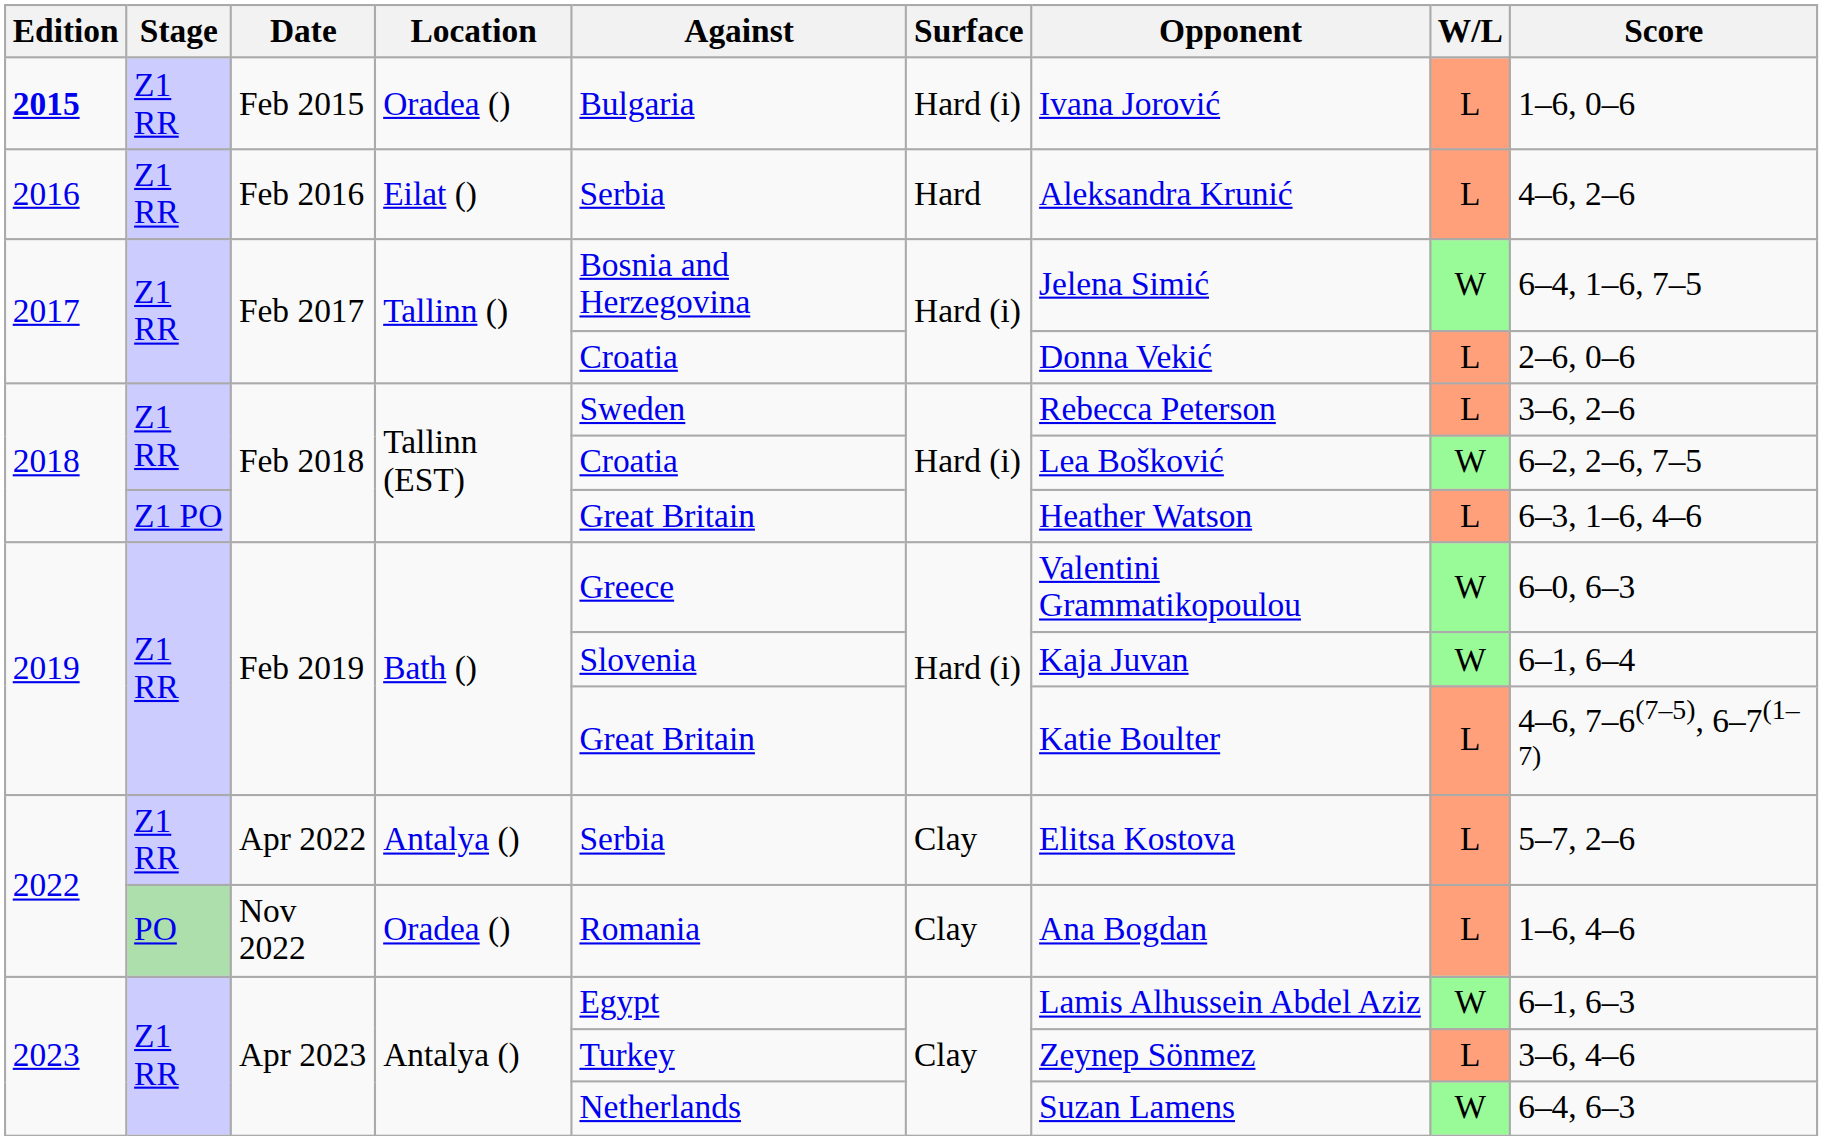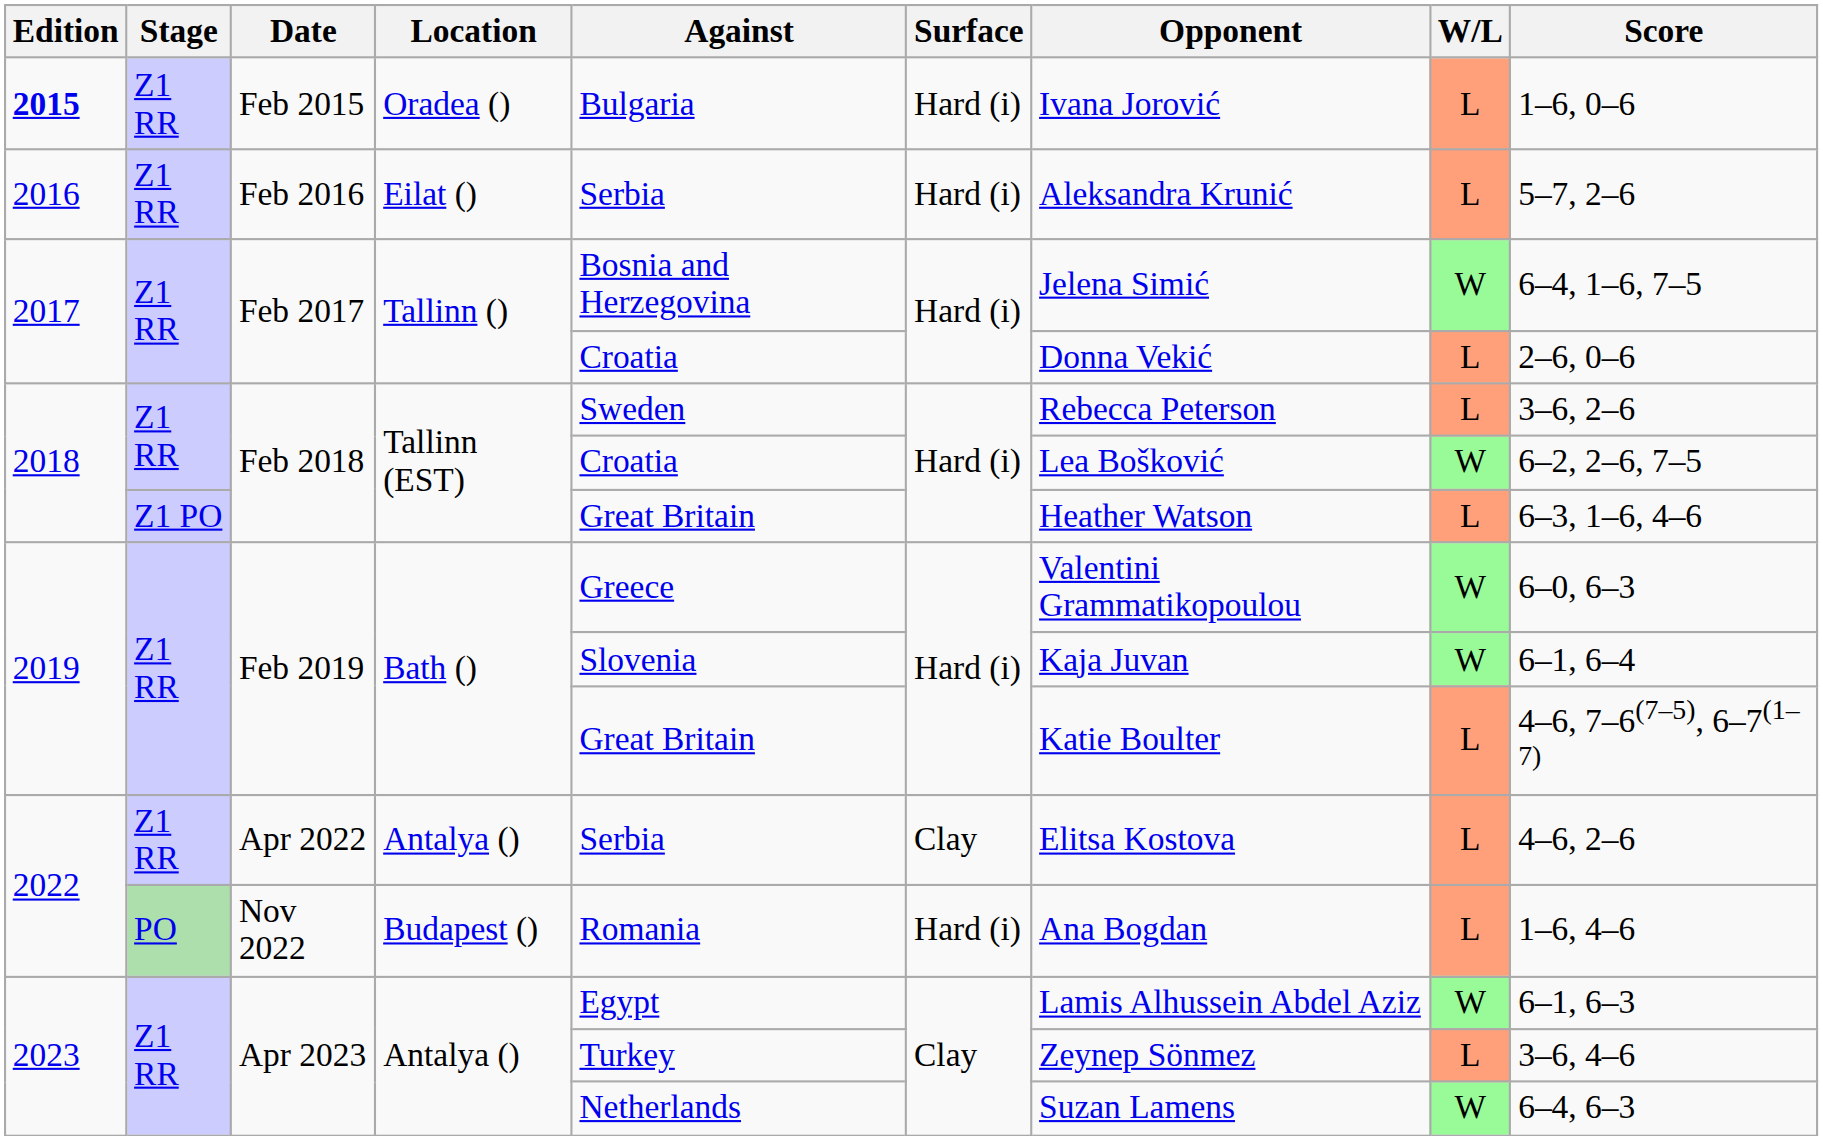(947, 193) Hard -> (967, 193) Hard (i)
(1577, 193) 4–6, 2–6 -> (1577, 193) 5–7, 2–6
(1577, 839) 5–7, 2–6 -> (1577, 839) 4–6, 2–6
(447, 930) Oradea () -> (461, 930) Budapest ()
(946, 930) Clay -> (967, 930) Hard (i)
